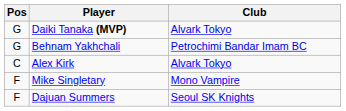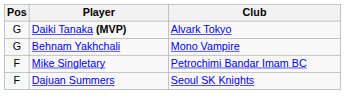(239, 47) Petrochimi Bandar Imam BC -> (205, 47) Mono Vampire
- row: (53, 64)
(205, 81) Mono Vampire -> (239, 64) Petrochimi Bandar Imam BC
